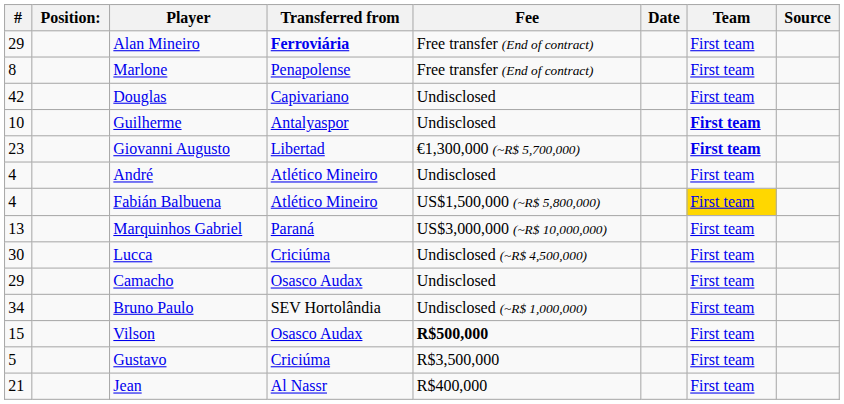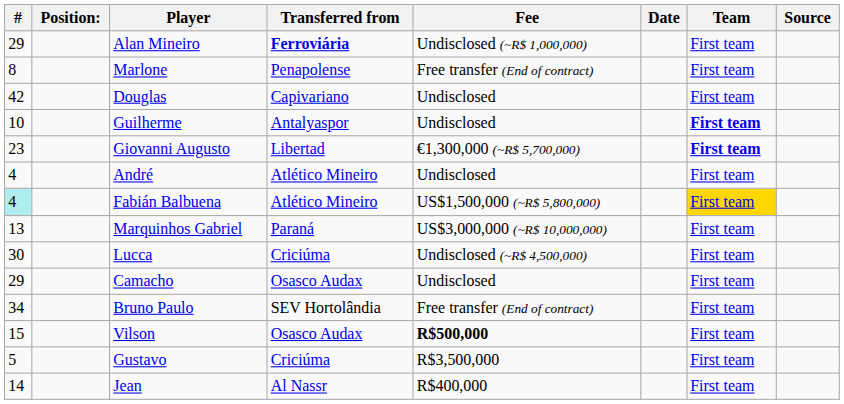(505, 44) Free transfer (End of contract) -> (502, 44) Undisclosed (~R$ 1,000,000)
(12, 202) no background -> (12, 202) paleturquoise background
(502, 307) Undisclosed (~R$ 1,000,000) -> (505, 307) Free transfer (End of contract)
(16, 386) 21 -> (16, 386) 14
